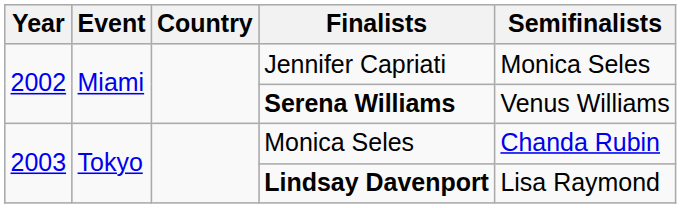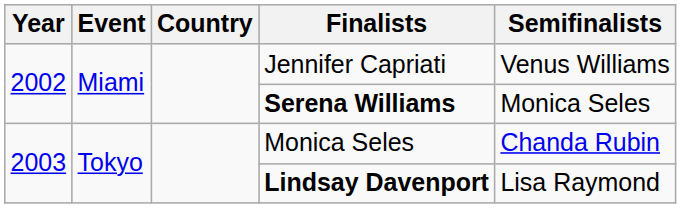(575, 63) Monica Seles -> (585, 63) Venus Williams
(585, 103) Venus Williams -> (575, 103) Monica Seles
